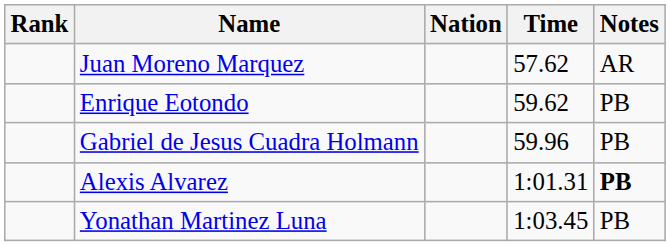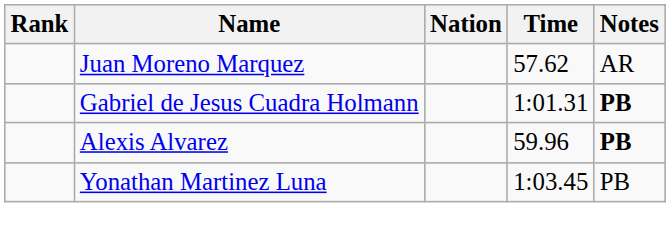- row: (164, 102)
(541, 142) 59.96 -> (551, 102) 1:01.31
(615, 142) normal -> (616, 102) bold
(551, 181) 1:01.31 -> (541, 142) 59.96
